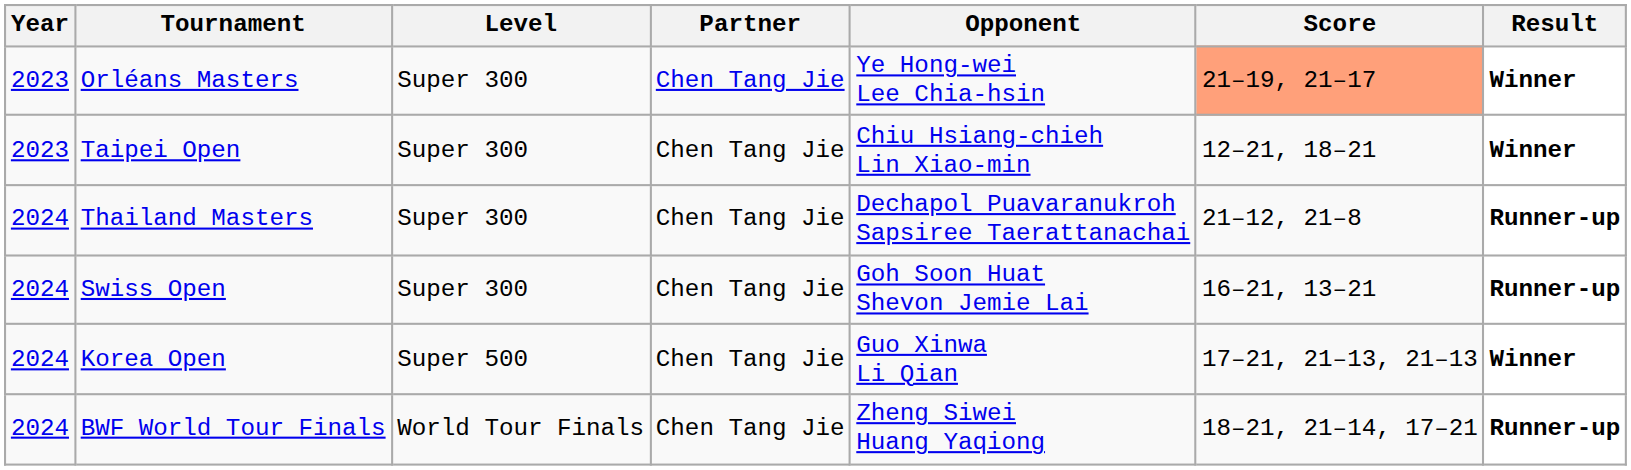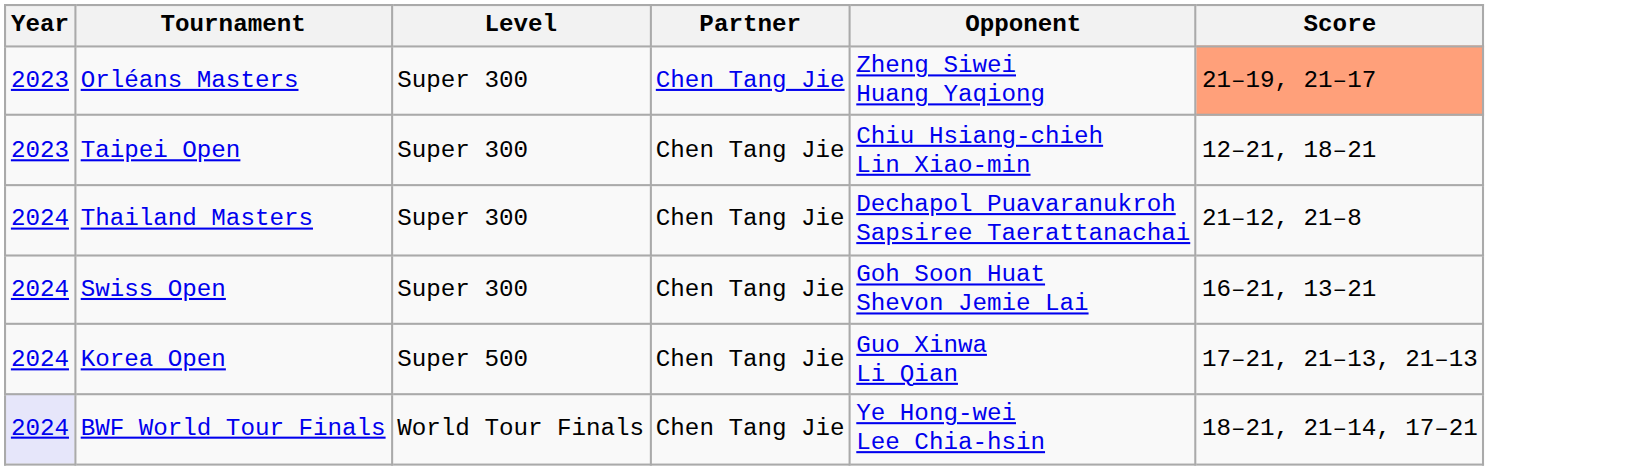- column: (1555, 25)
(951, 80) Ye Hong-wei Lee Chia-hsin -> (951, 80) Zheng Siwei Huang Yaqiong
(40, 429) no background -> (40, 429) lavender background
(951, 429) Zheng Siwei Huang Yaqiong -> (951, 429) Ye Hong-wei Lee Chia-hsin
